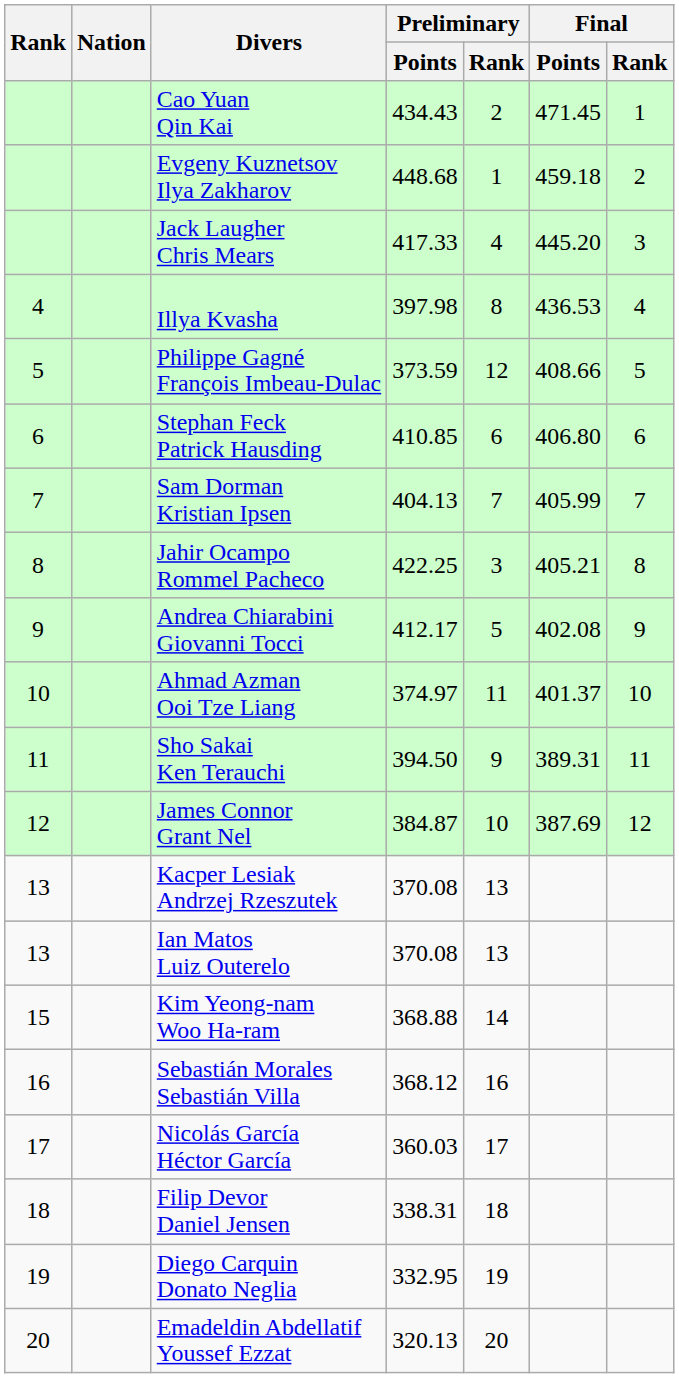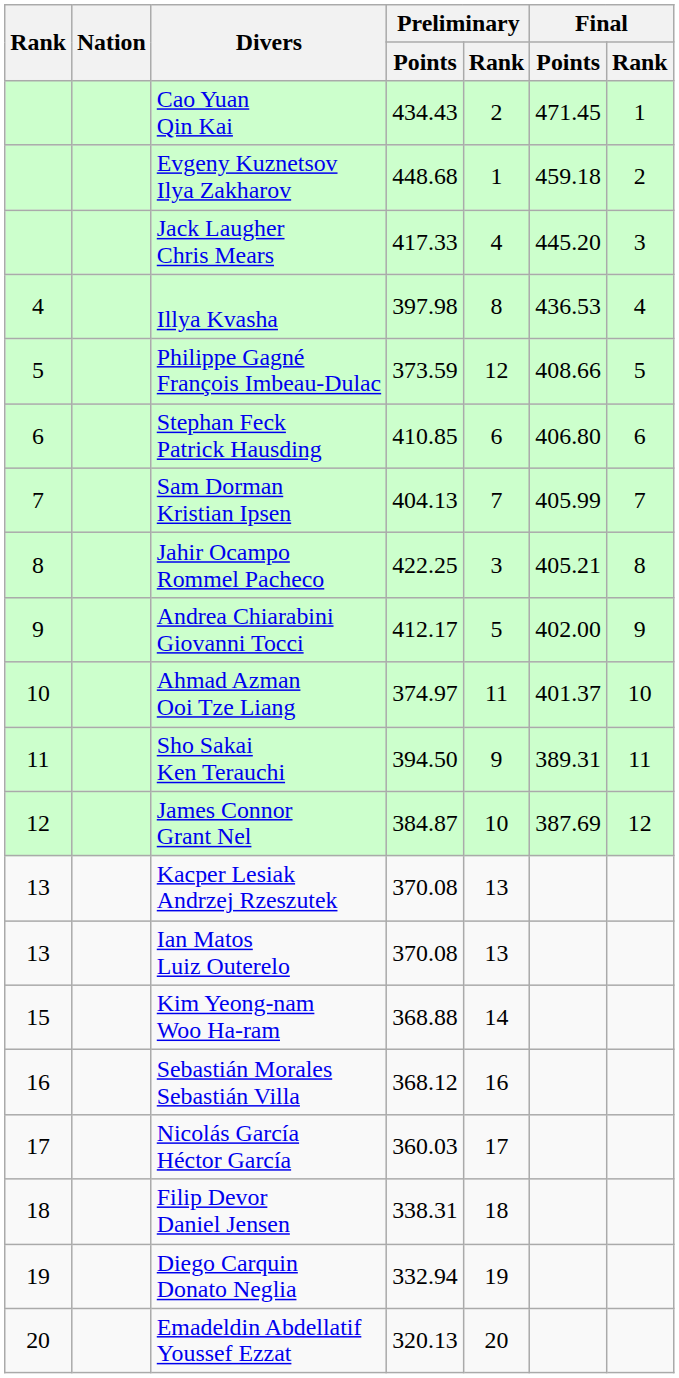(568, 629) 402.08 -> (568, 629) 402.00
(425, 1275) 332.95 -> (425, 1275) 332.94
